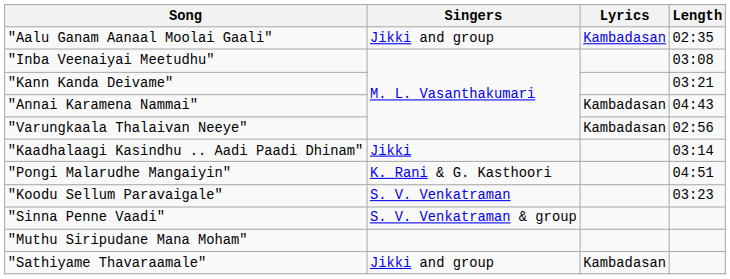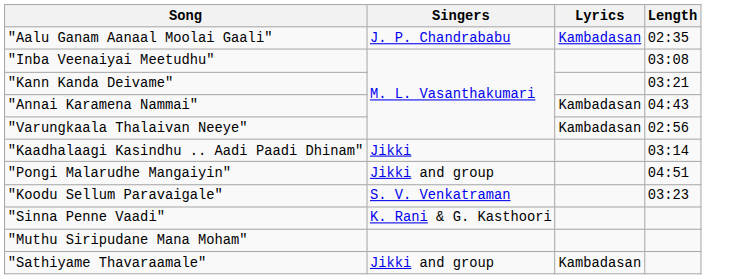(432, 38) Jikki and group -> (440, 38) J. P. Chandrababu
(461, 173) K. Rani & G. Kasthoori -> (432, 173) Jikki and group
(473, 218) S. V. Venkatraman & group -> (461, 218) K. Rani & G. Kasthoori
